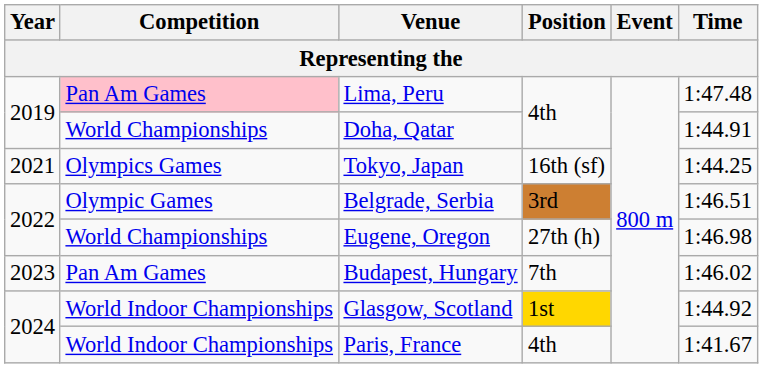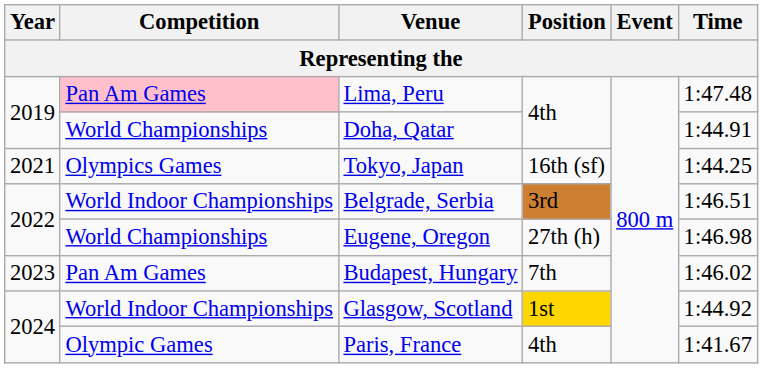(139, 201) Olympic Games -> (199, 201) World Indoor Championships
(199, 344) World Indoor Championships -> (139, 344) Olympic Games
